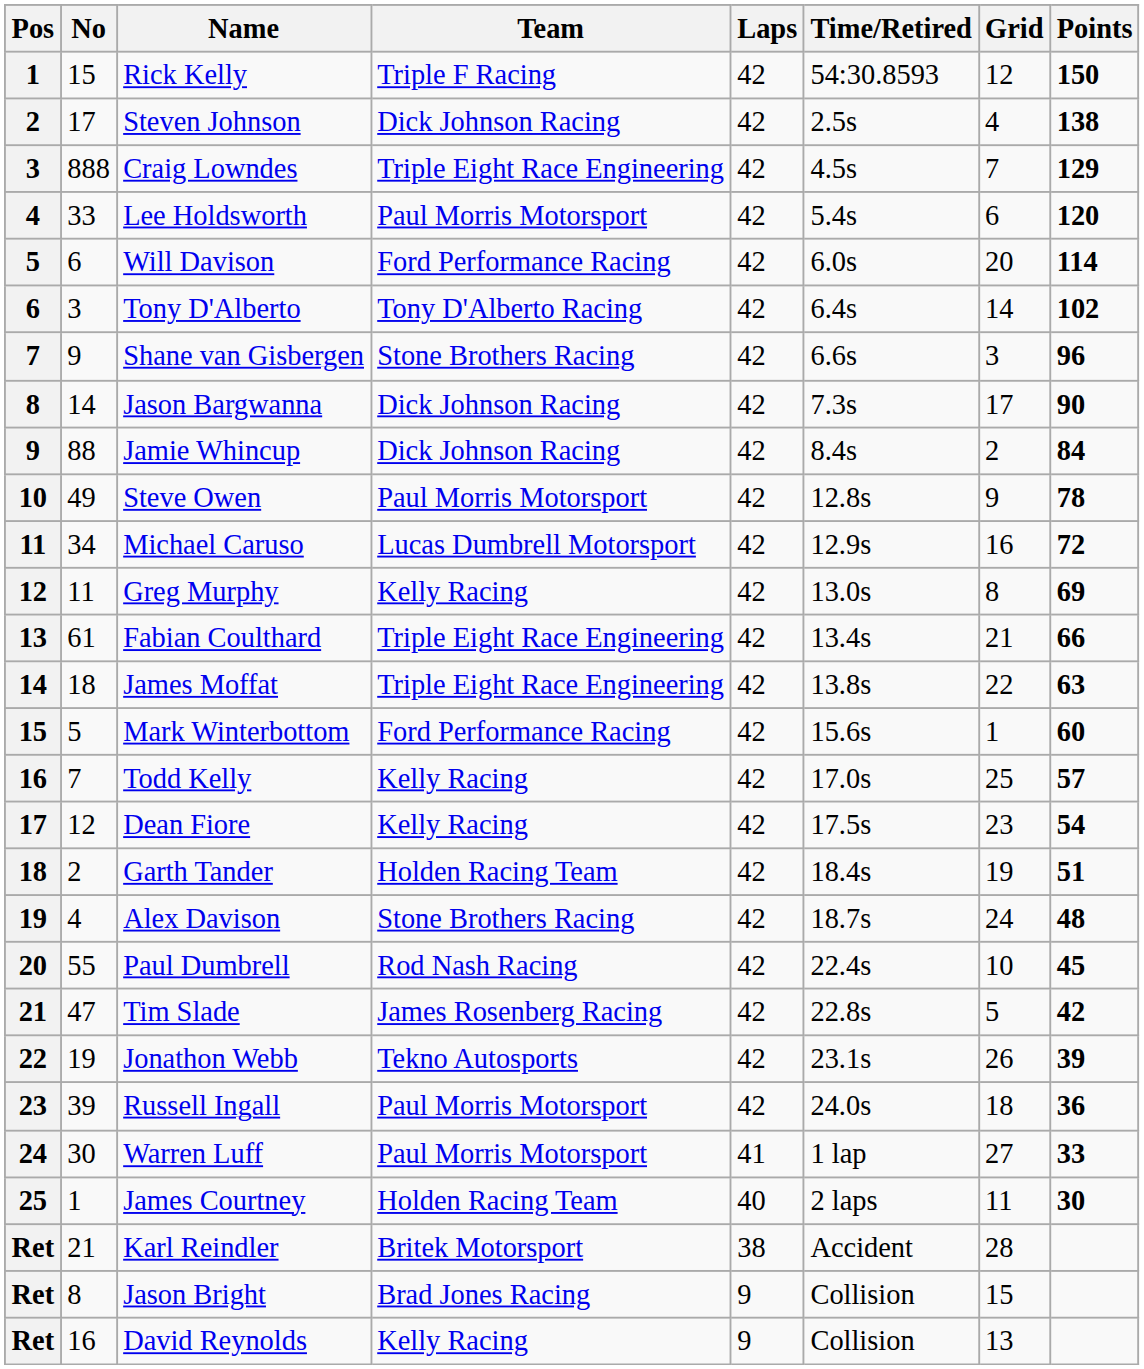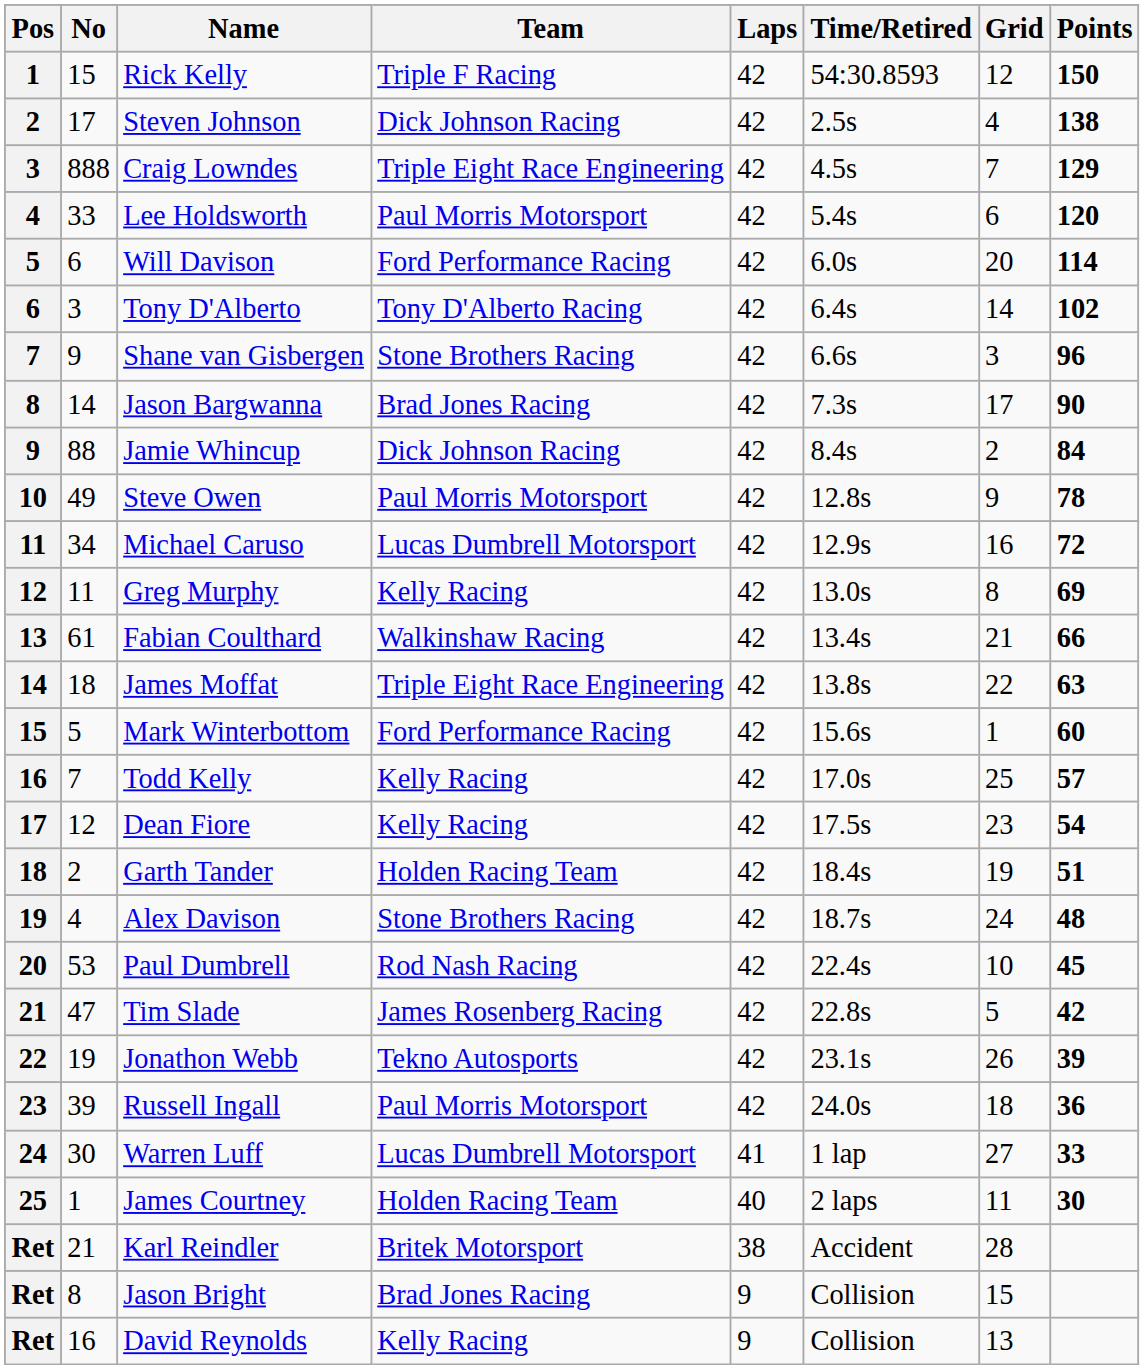(499, 403) Dick Johnson Racing -> (484, 403) Brad Jones Racing
(551, 637) Triple Eight Race Engineering -> (491, 637) Walkinshaw Racing
(82, 965) 55 -> (82, 965) 53
(512, 1152) Paul Morris Motorsport -> (537, 1152) Lucas Dumbrell Motorsport
